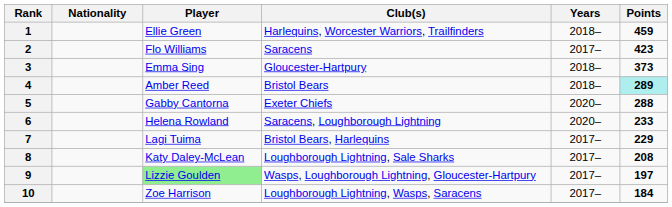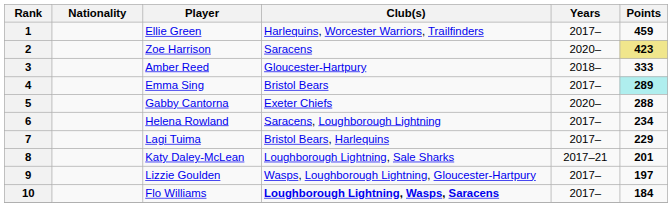(585, 31) 2018– -> (585, 31) 2017–
(176, 49) Flo Williams -> (178, 49) Zoe Harrison
(585, 49) 2017– -> (585, 49) 2020–
(644, 49) no background -> (644, 49) khaki background
(175, 67) Emma Sing -> (177, 67) Amber Reed
(644, 67) 373 -> (644, 67) 333
(177, 85) Amber Reed -> (175, 85) Emma Sing
(585, 85) 2018– -> (585, 85) 2017–
(585, 121) 2020– -> (585, 121) 2017–
(644, 121) 233 -> (644, 121) 234
(585, 157) 2017– -> (585, 157) 2017–21
(644, 157) 208 -> (644, 157) 201
(183, 175) lightgreen background -> (183, 175) no background
(178, 193) Zoe Harrison -> (176, 193) Flo Williams
(373, 193) normal -> (382, 193) bold
